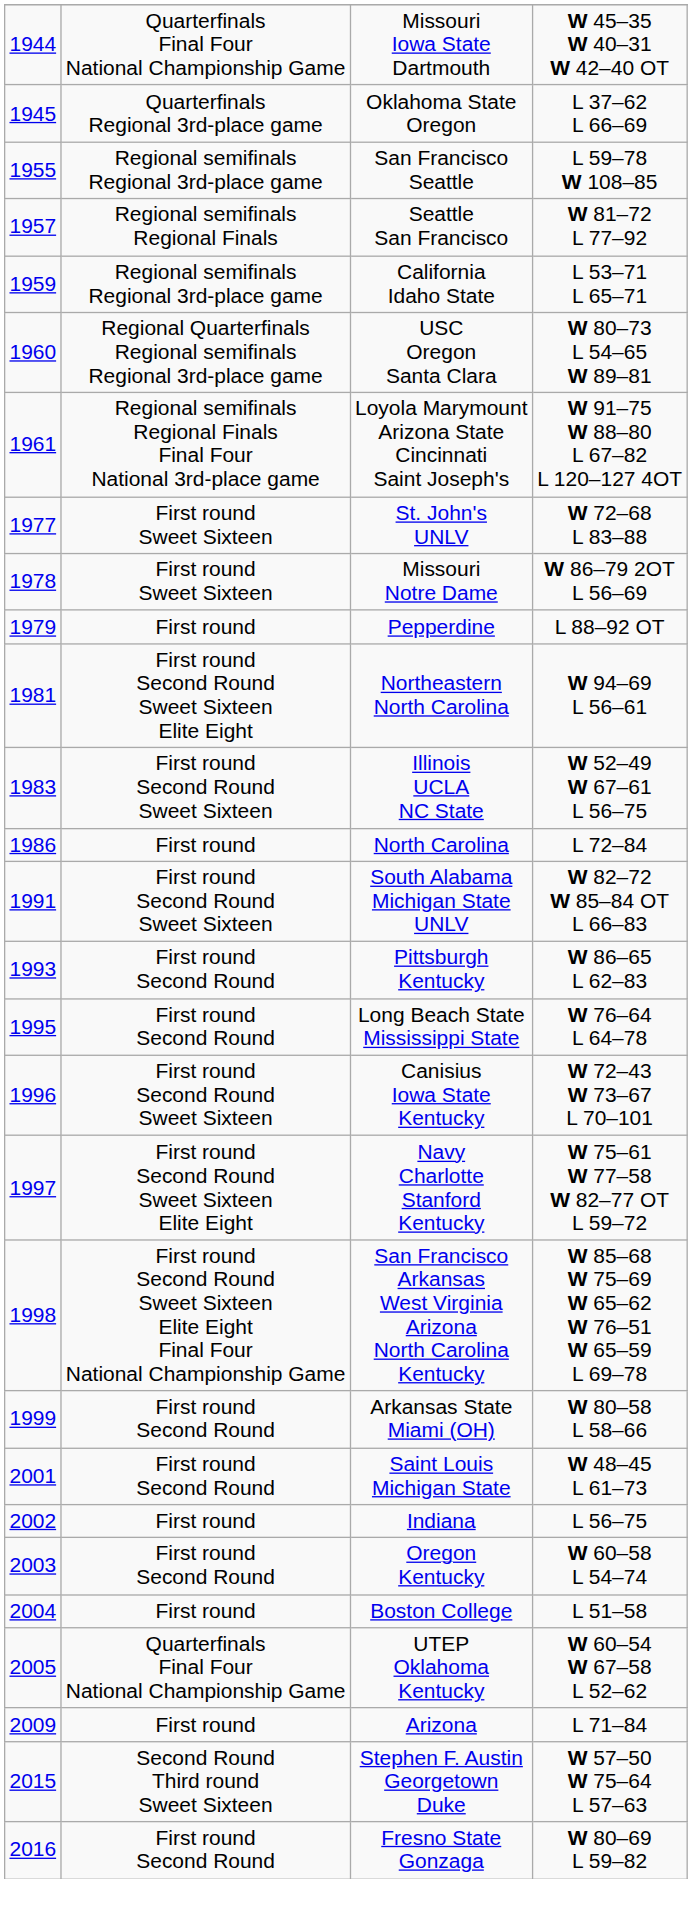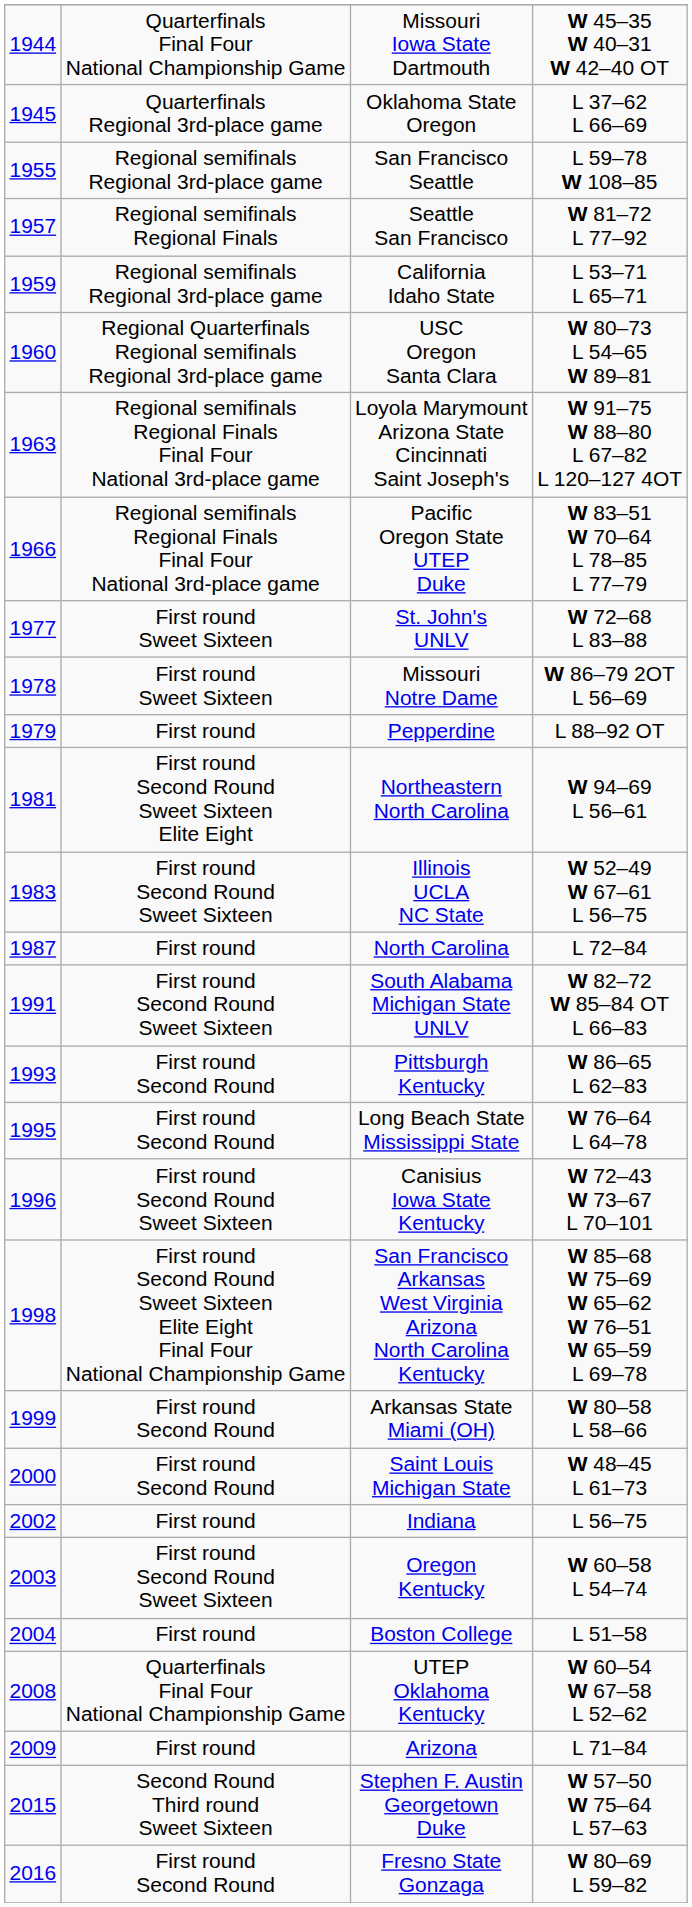(33, 444) 1961 -> (33, 444) 1963
+ row: (441, 548)
(33, 844) 1986 -> (33, 948) 1987
- row: (441, 1187)
(33, 1475) 2001 -> (33, 1475) 2000
(206, 1565) First round Second Round -> (206, 1577) First round Second Round Sweet Sixteen
(33, 1667) 2005 -> (33, 1691) 2008
